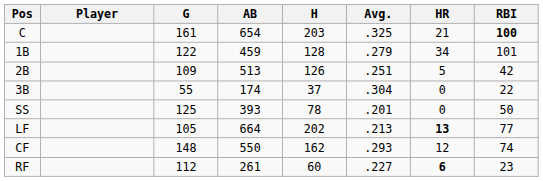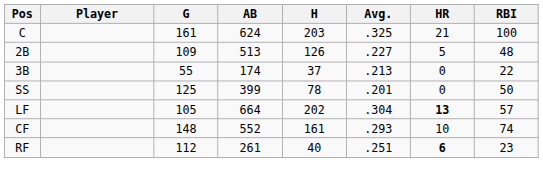(250, 33) 654 -> (250, 33) 624
(506, 33) bold -> (506, 33) normal
- row: (22, 52)
(378, 71) .251 -> (378, 52) .227
(506, 71) 42 -> (506, 52) 48
(378, 90) .304 -> (378, 71) .213
(250, 109) 393 -> (250, 90) 399
(378, 128) .213 -> (378, 109) .304
(506, 128) 77 -> (506, 109) 57
(250, 147) 550 -> (250, 128) 552
(314, 147) 162 -> (314, 128) 161
(442, 147) 12 -> (442, 128) 10
(314, 167) 60 -> (314, 147) 40
(378, 167) .227 -> (378, 147) .251
